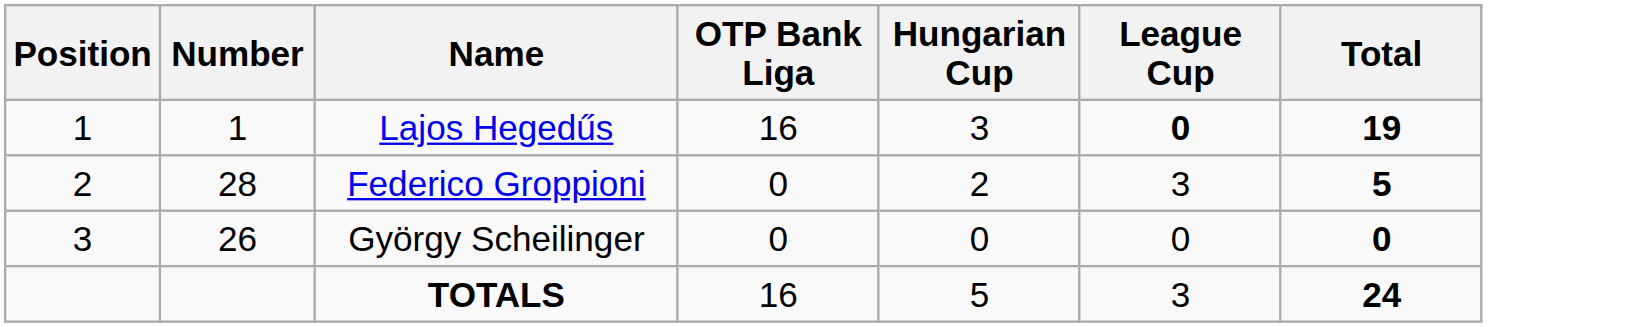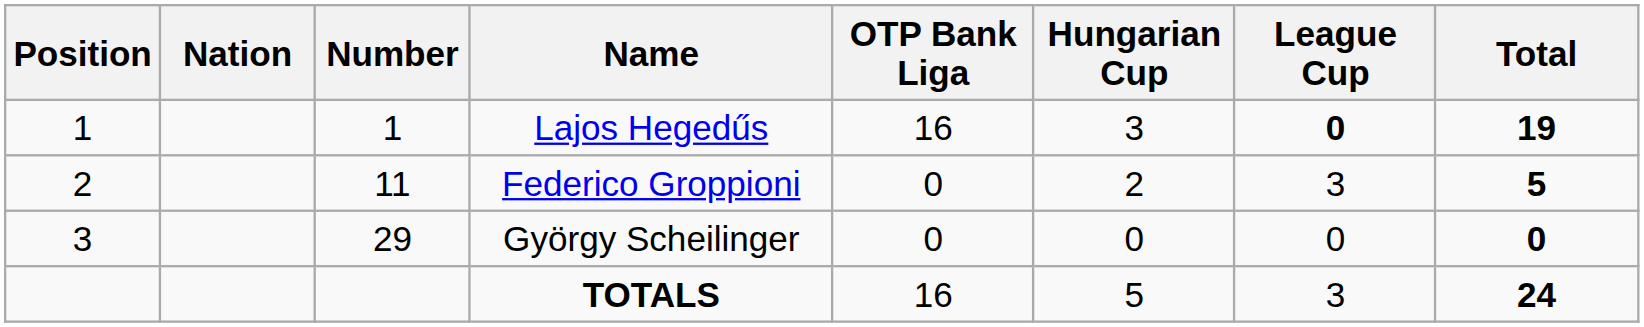+ column: (238, 53)
(238, 184) 28 -> (392, 184) 11
(238, 239) 26 -> (392, 239) 29
